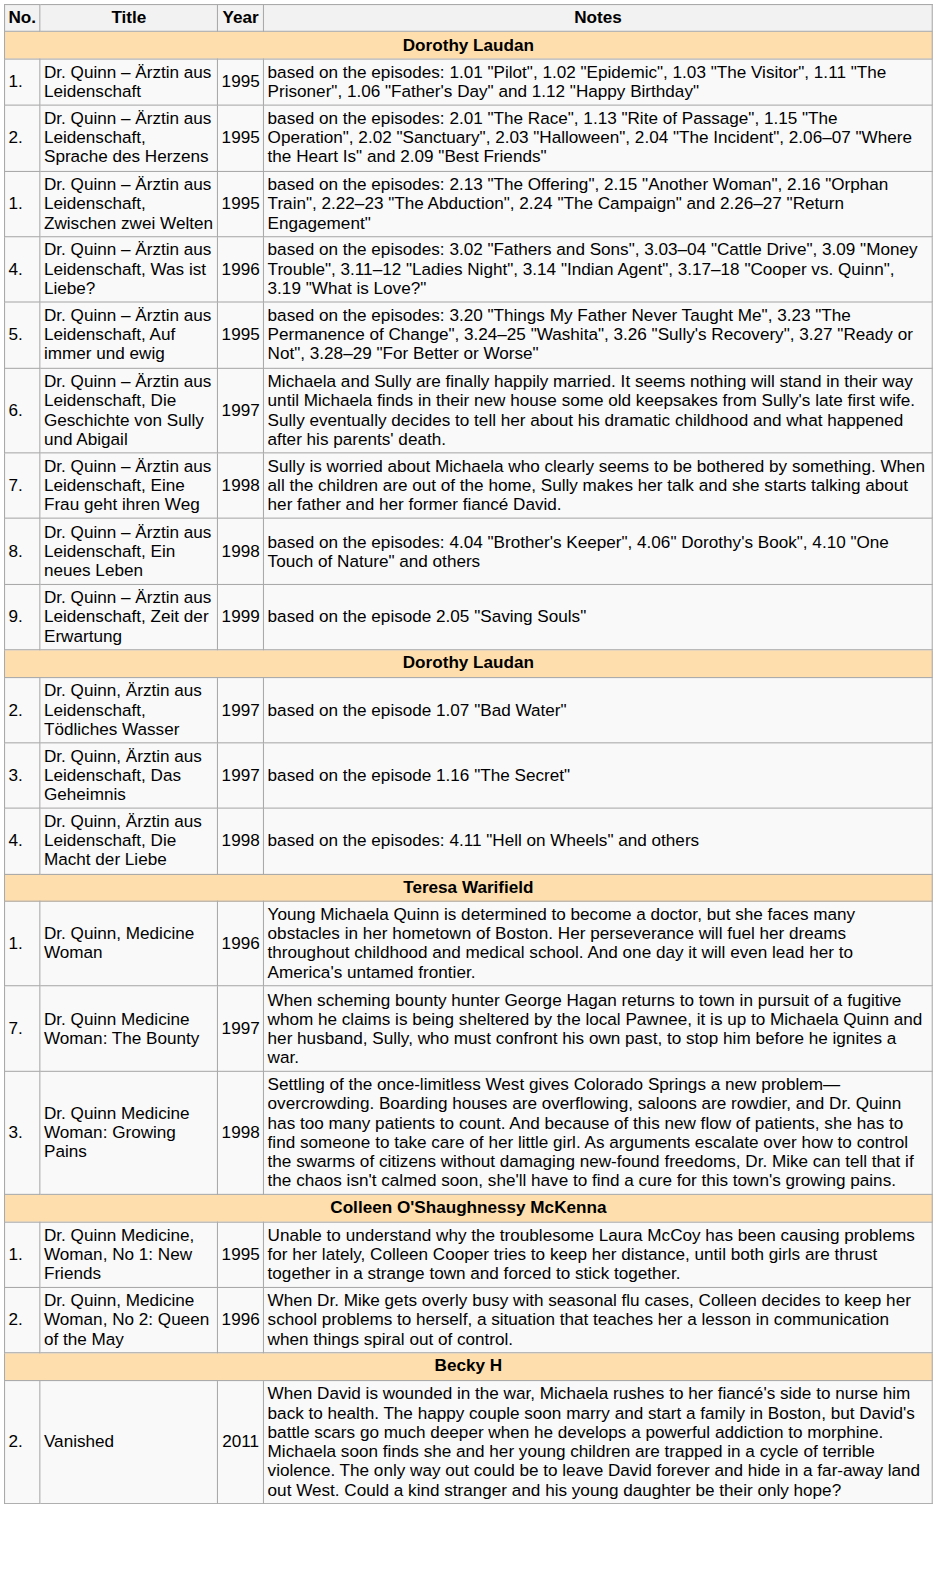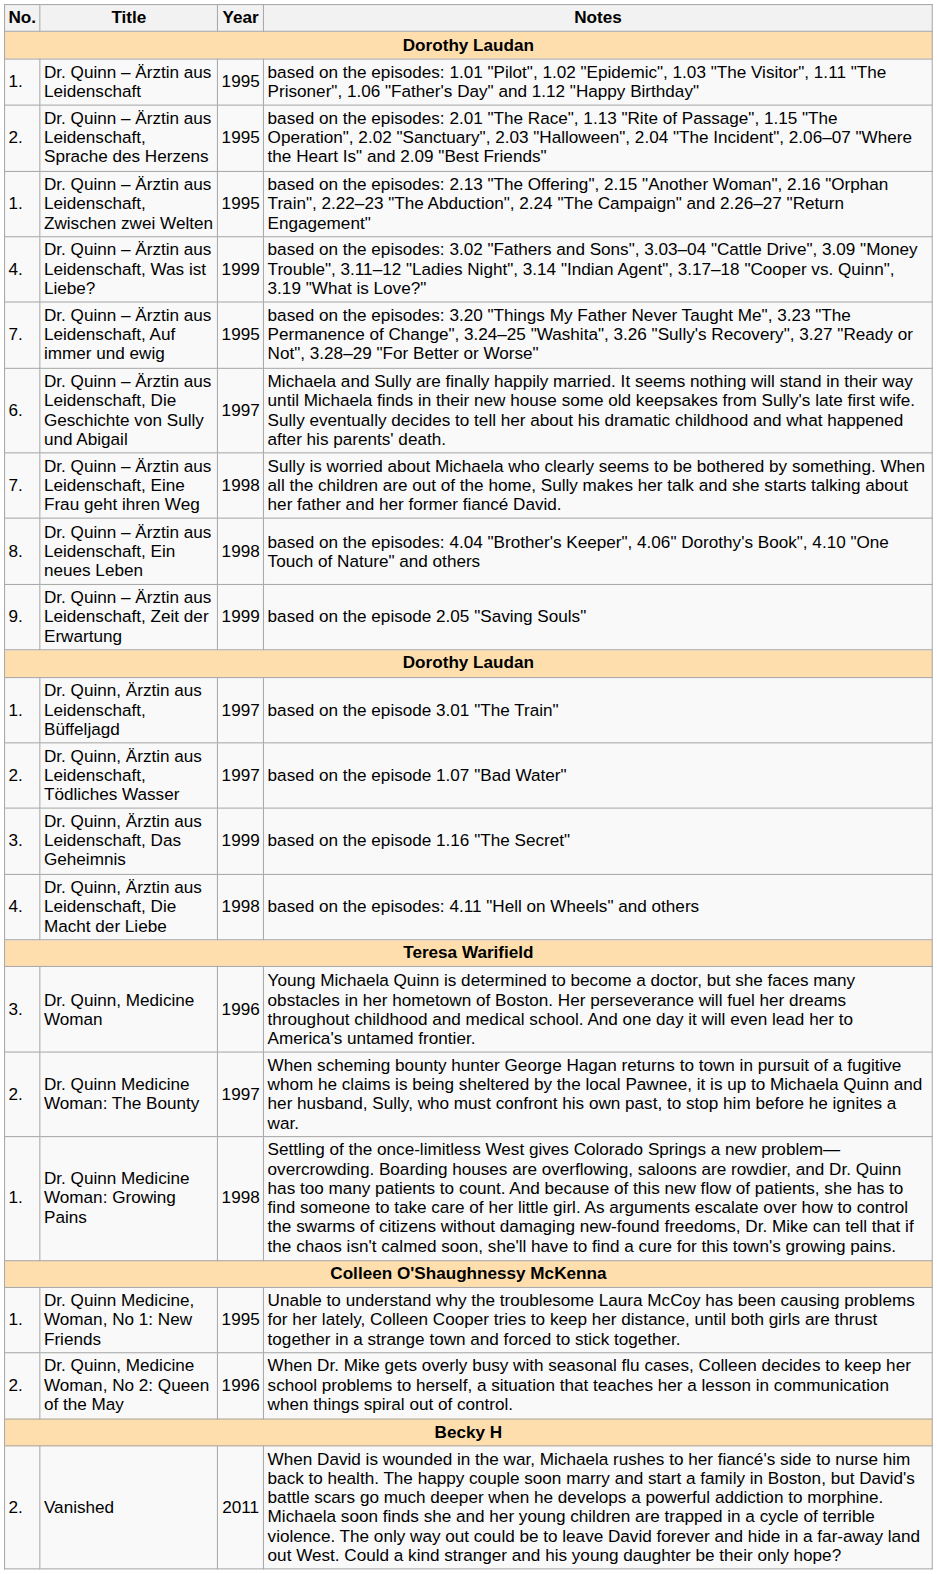(241, 269) 1996 -> (241, 269) 1999
(16, 335) 5. -> (16, 335) 7.
+ row: (123, 709)
(241, 775) 1997 -> (241, 841) 1999
(16, 943) 1. -> (16, 1009) 3.
(16, 1028) 7. -> (16, 1094) 2.
(16, 1132) 3. -> (16, 1198) 1.
